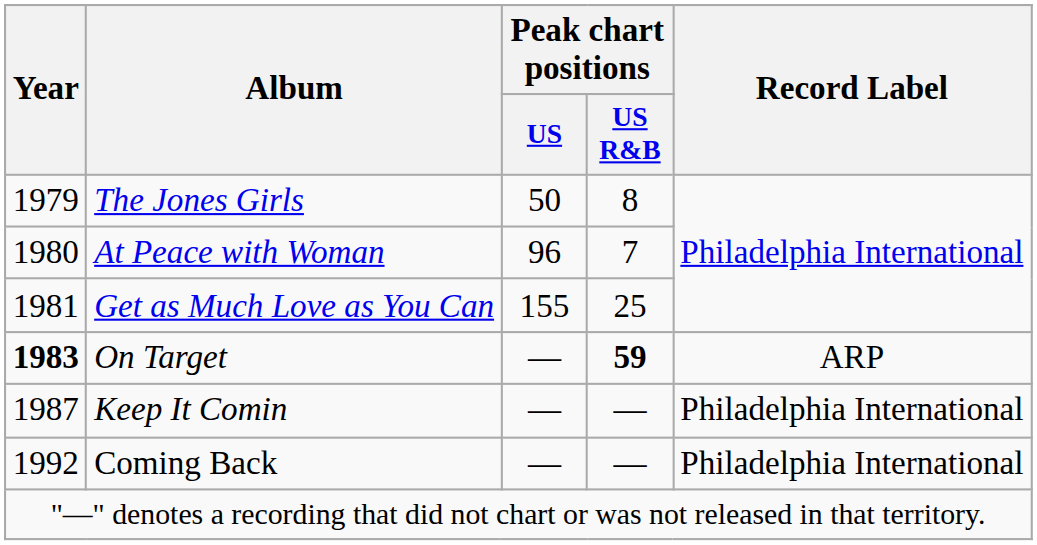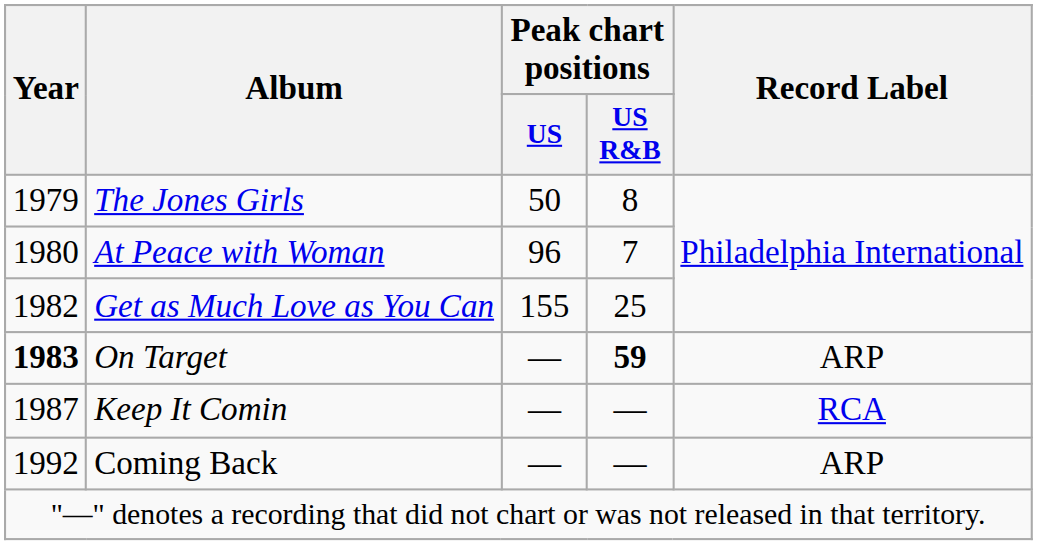(46, 304) 1981 -> (46, 304) 1982
(852, 409) Philadelphia International -> (852, 409) RCA
(852, 462) Philadelphia International -> (852, 462) ARP
